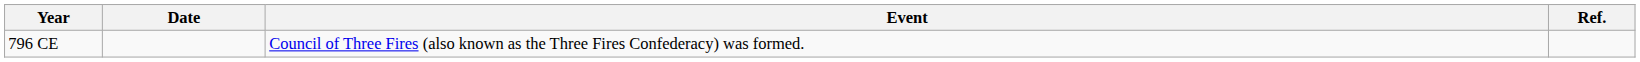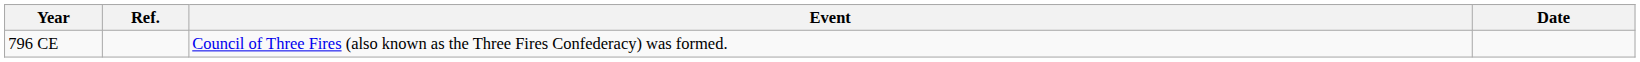columns swapped: (184, 17) <-> (1592, 17)
